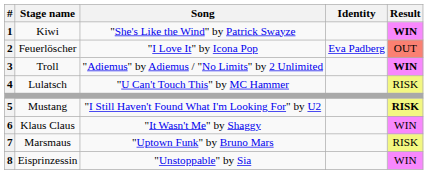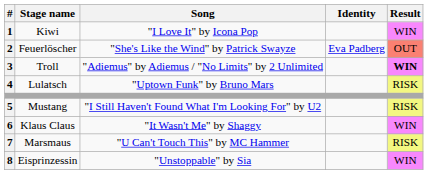(203, 31) "She's Like the Wind" by Patrick Swayze -> (203, 31) "I Love It" by Icona Pop
(405, 31) bold -> (405, 31) normal
(203, 48) "I Love It" by Icona Pop -> (203, 48) "She's Like the Wind" by Patrick Swayze
(203, 84) "U Can't Touch This" by MC Hammer -> (203, 84) "Uptown Funk" by Bruno Mars
(405, 107) bold -> (405, 107) normal
(203, 142) "Uptown Funk" by Bruno Mars -> (203, 142) "U Can't Touch This" by MC Hammer
